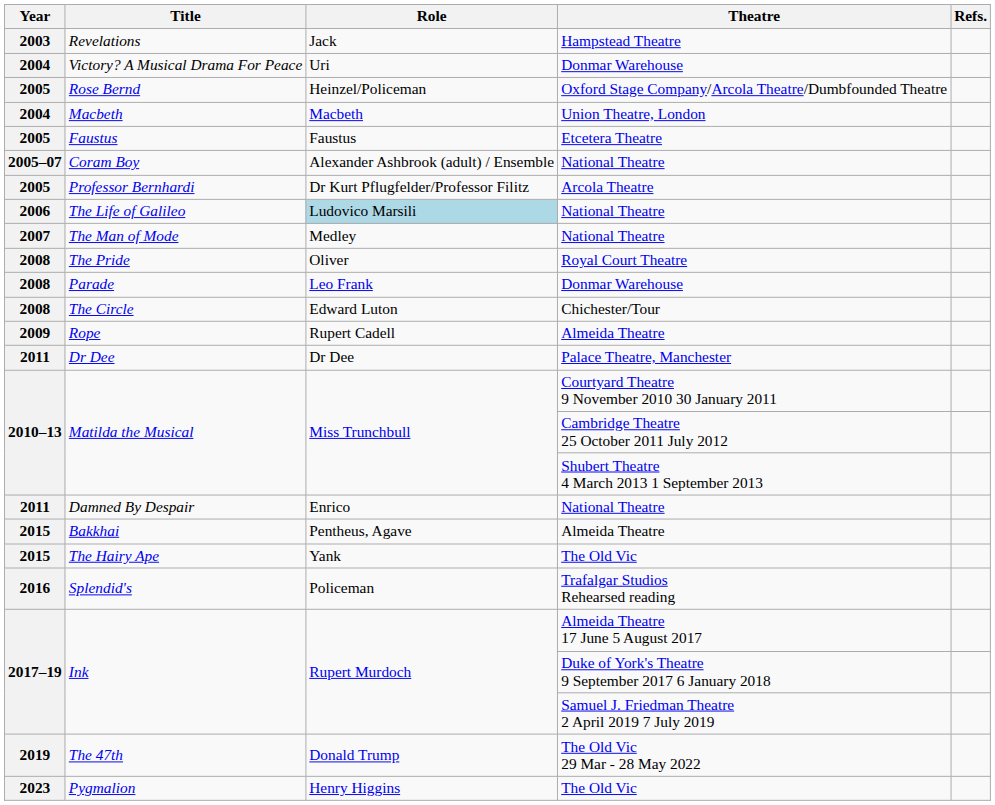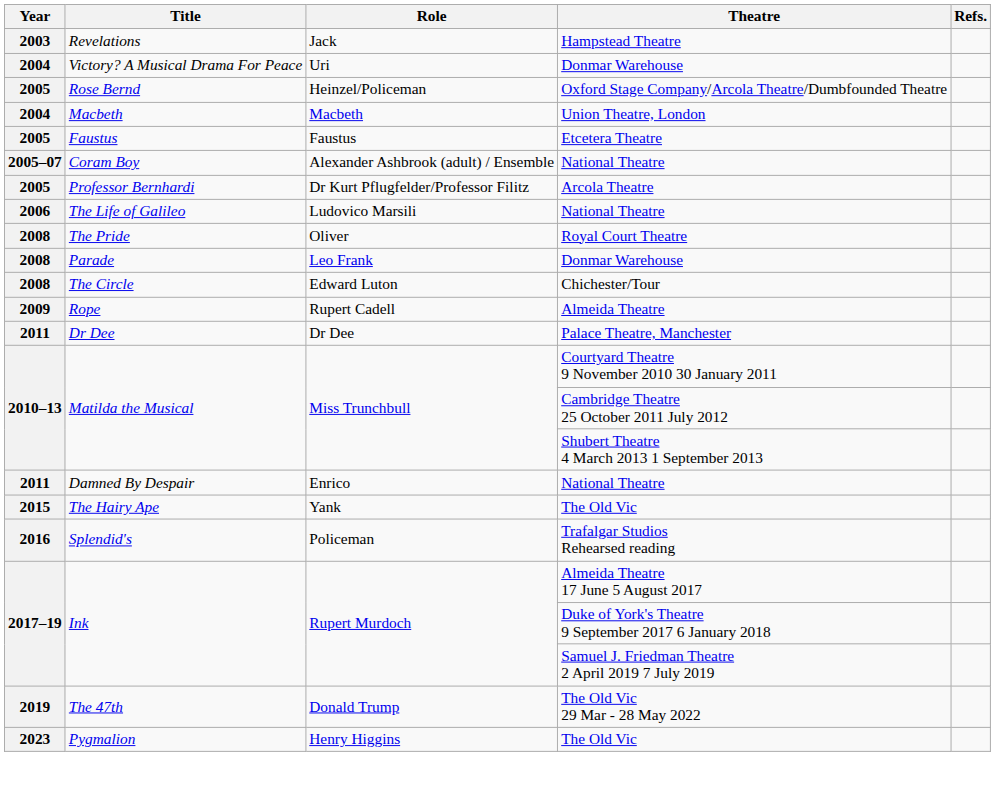(363, 211) lightblue background -> (363, 211) no background
- row: (124, 235)
- row: (94, 531)
